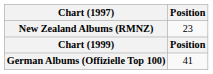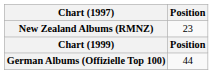(188, 61) 41 -> (188, 61) 44
